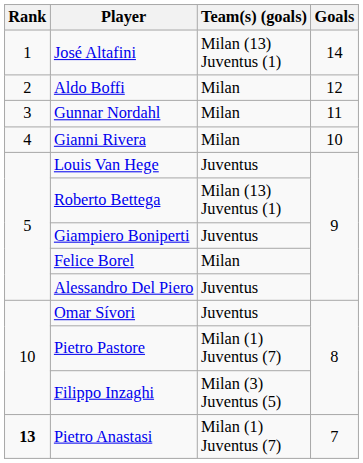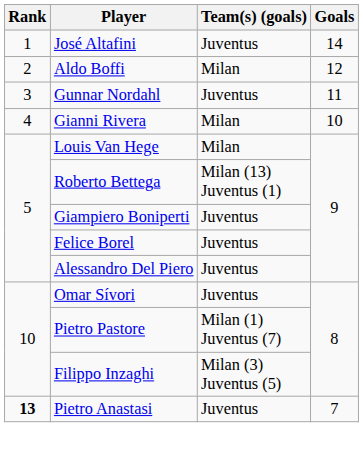(241, 52) Milan (13) Juventus (1) -> (230, 43) Juventus
(221, 113) Milan -> (230, 95) Juventus
(230, 165) Juventus -> (221, 146) Milan
(221, 261) Milan -> (230, 242) Juventus
(241, 436) Milan (1) Juventus (7) -> (230, 408) Juventus
